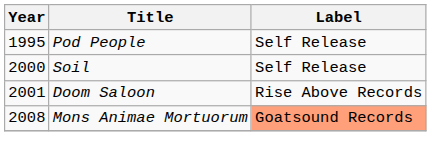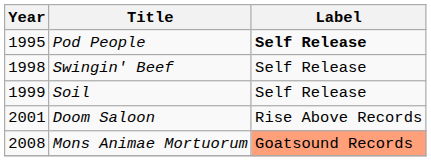(311, 42) normal -> (311, 42) bold
+ row: (113, 68)
(27, 68) 2000 -> (27, 93) 1999
